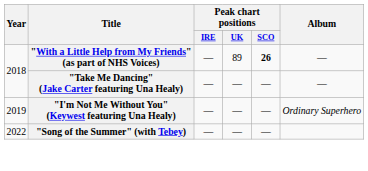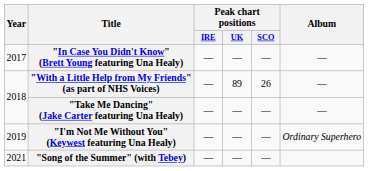+ row: (111, 57)
(266, 57) bold -> (266, 84) normal
(16, 131) 2022 -> (16, 158) 2021
